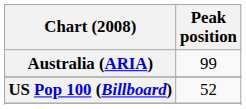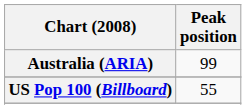(208, 90) 52 -> (208, 90) 55
